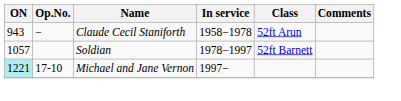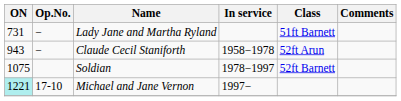+ row: (146, 31)
(19, 50) 1057 -> (19, 68) 1075
